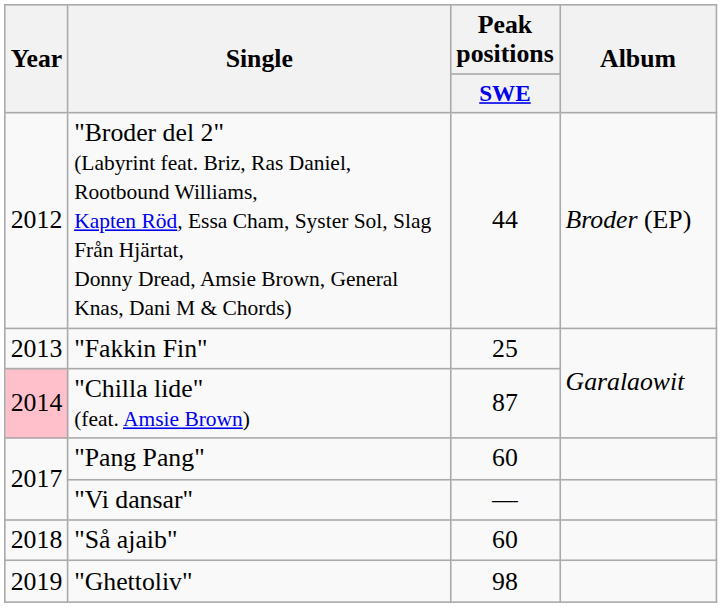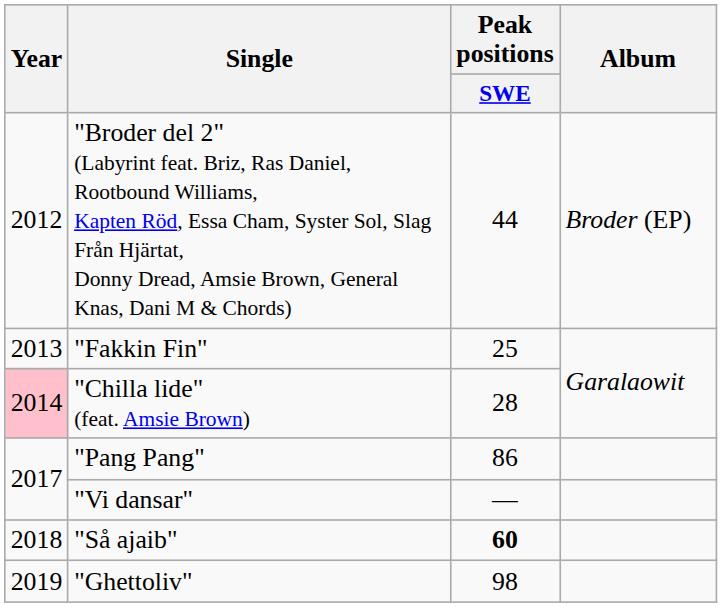(505, 403) 87 -> (505, 403) 28
(505, 458) 60 -> (505, 458) 86
(505, 540) normal -> (505, 540) bold
